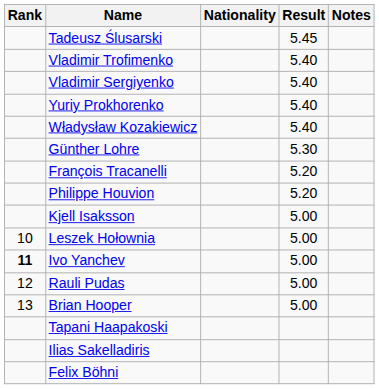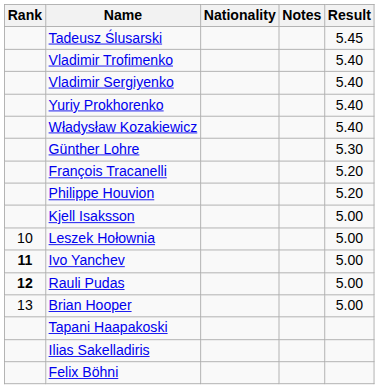columns swapped: (304, 15) <-> (351, 15)
(25, 283) normal -> (25, 283) bold
